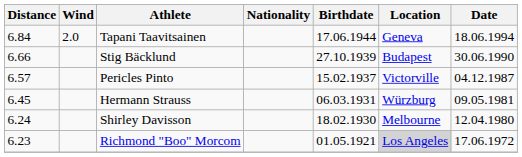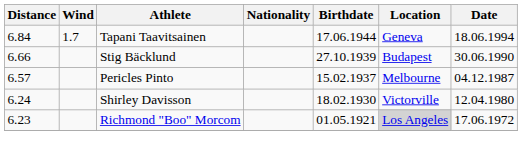(71, 36) 2.0 -> (71, 36) 1.7
(411, 78) Victorville -> (411, 78) Melbourne
- row: (145, 99)
(411, 120) Melbourne -> (411, 99) Victorville
